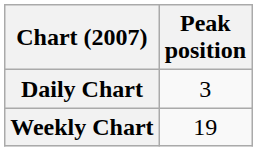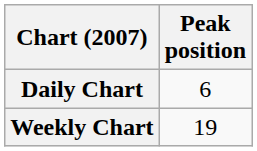(205, 88) 3 -> (205, 88) 6
